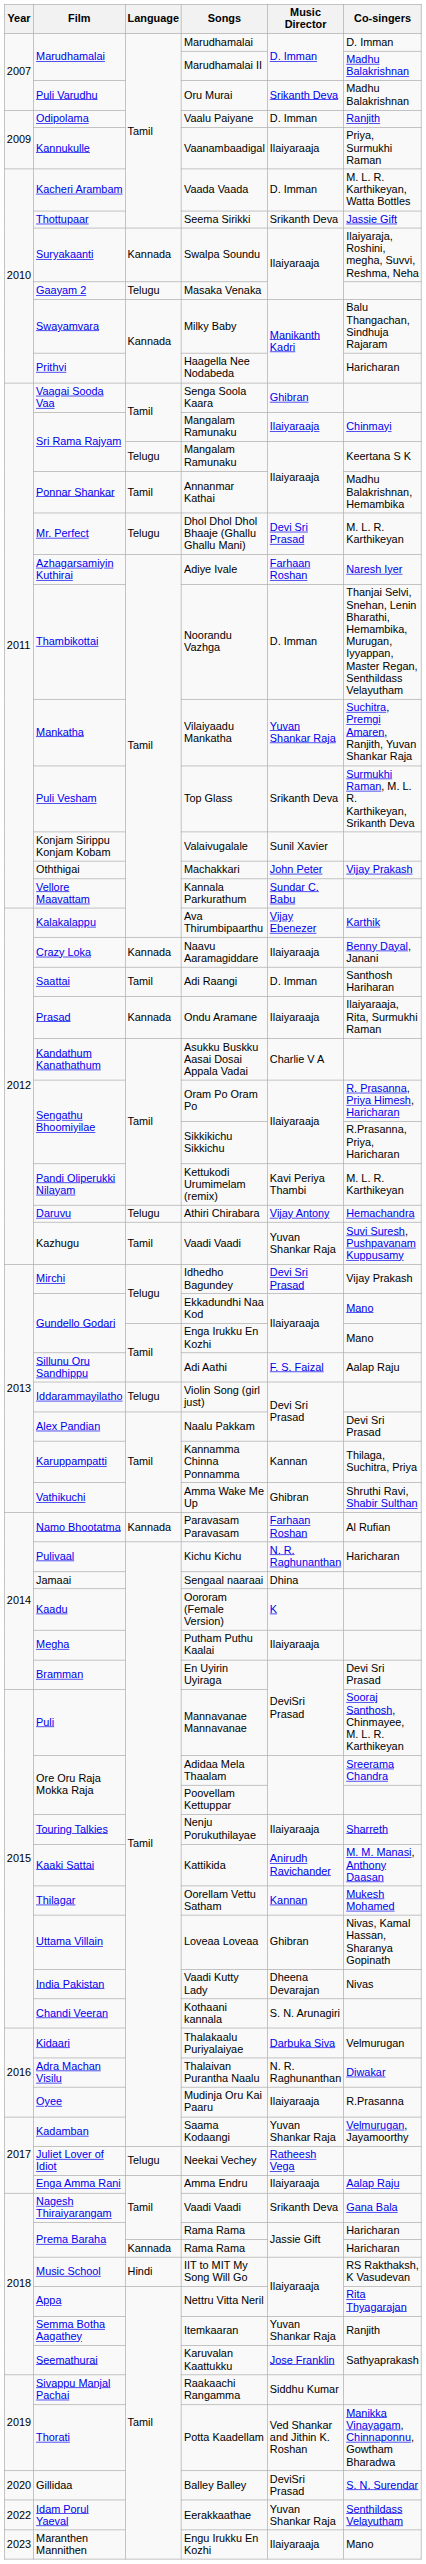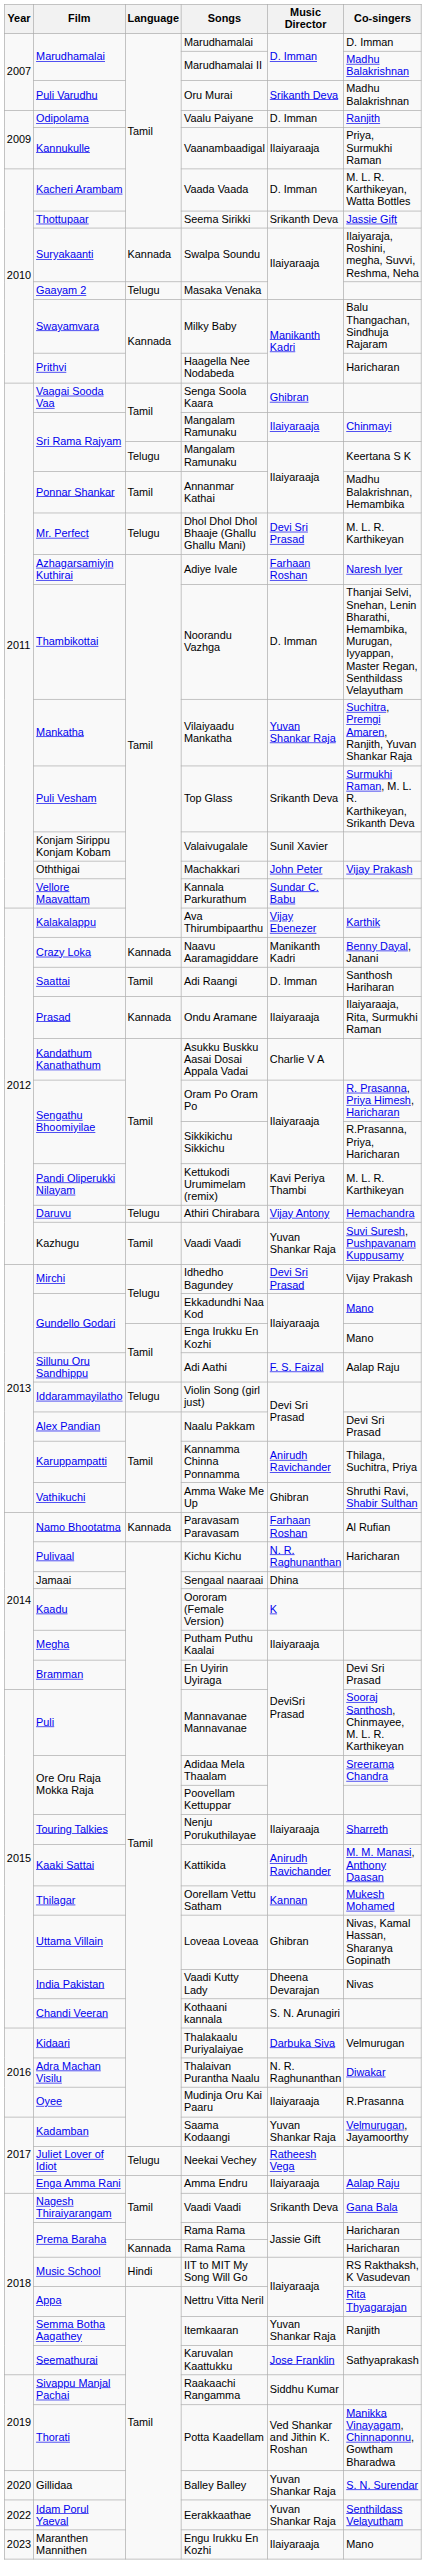(295, 952) Ilaiyaraaja -> (295, 952) Manikanth Kadri
(289, 1462) Kannan -> (300, 1462) Anirudh Ravichander
(287, 2485) DeviSri Prasad -> (303, 2485) Yuvan Shankar Raja
